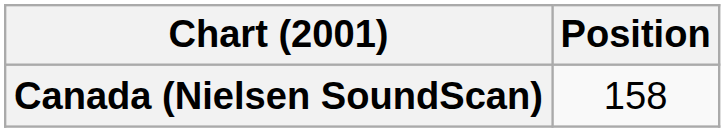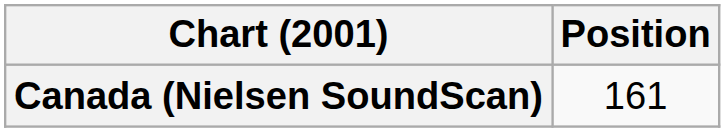(636, 95) 158 -> (636, 95) 161
